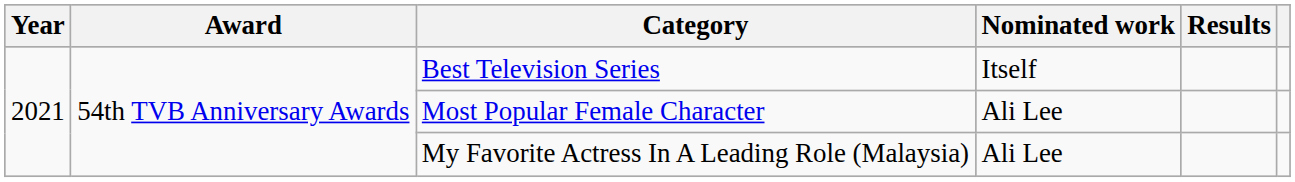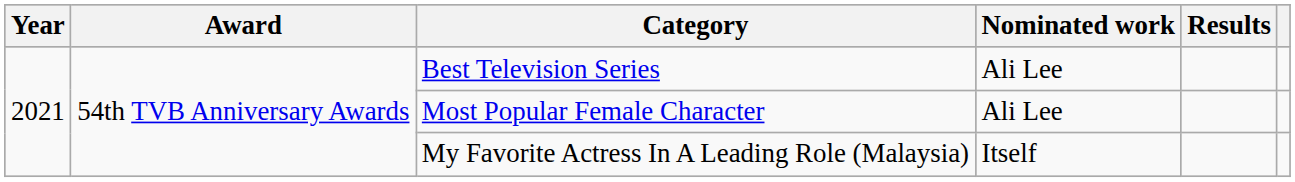(1009, 68) Itself -> (1022, 68) Ali Lee
(1022, 153) Ali Lee -> (1009, 153) Itself
